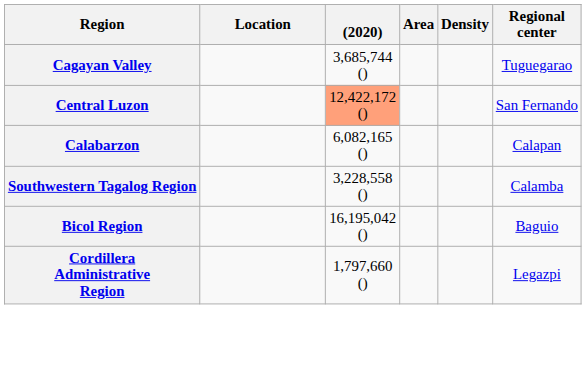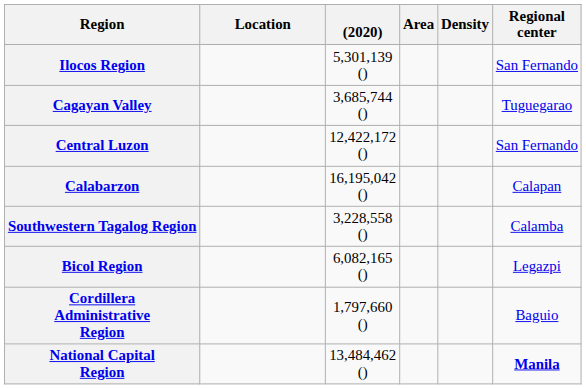+ row: (102, 65)
(363, 105) lightsalmon background -> (363, 145) no background
(363, 145) 6,082,165 () -> (363, 186) 16,195,042 ()
(363, 226) 16,195,042 () -> (363, 266) 6,082,165 ()
(537, 226) Baguio -> (537, 266) Legazpi
(537, 275) Legazpi -> (537, 315) Baguio
+ row: (102, 364)
